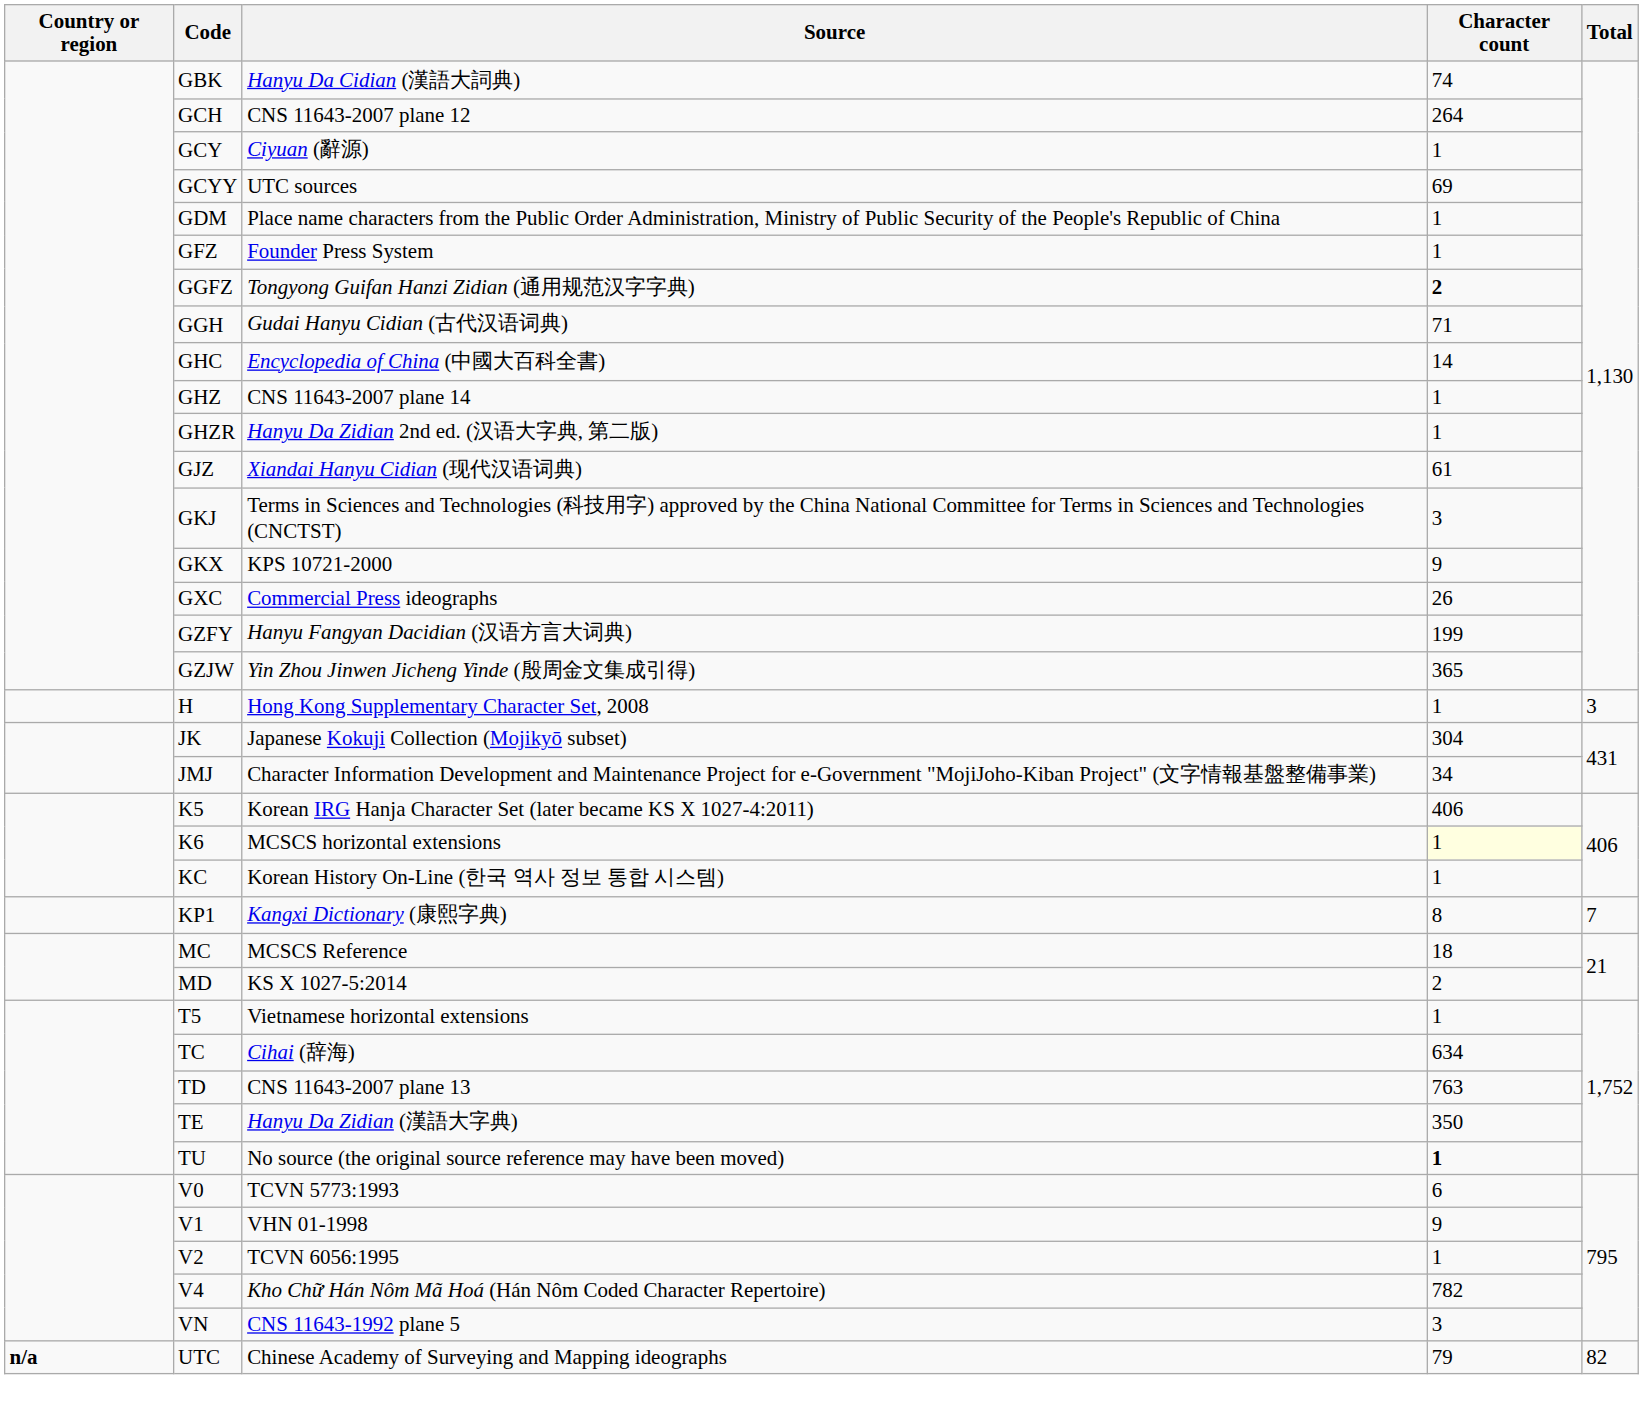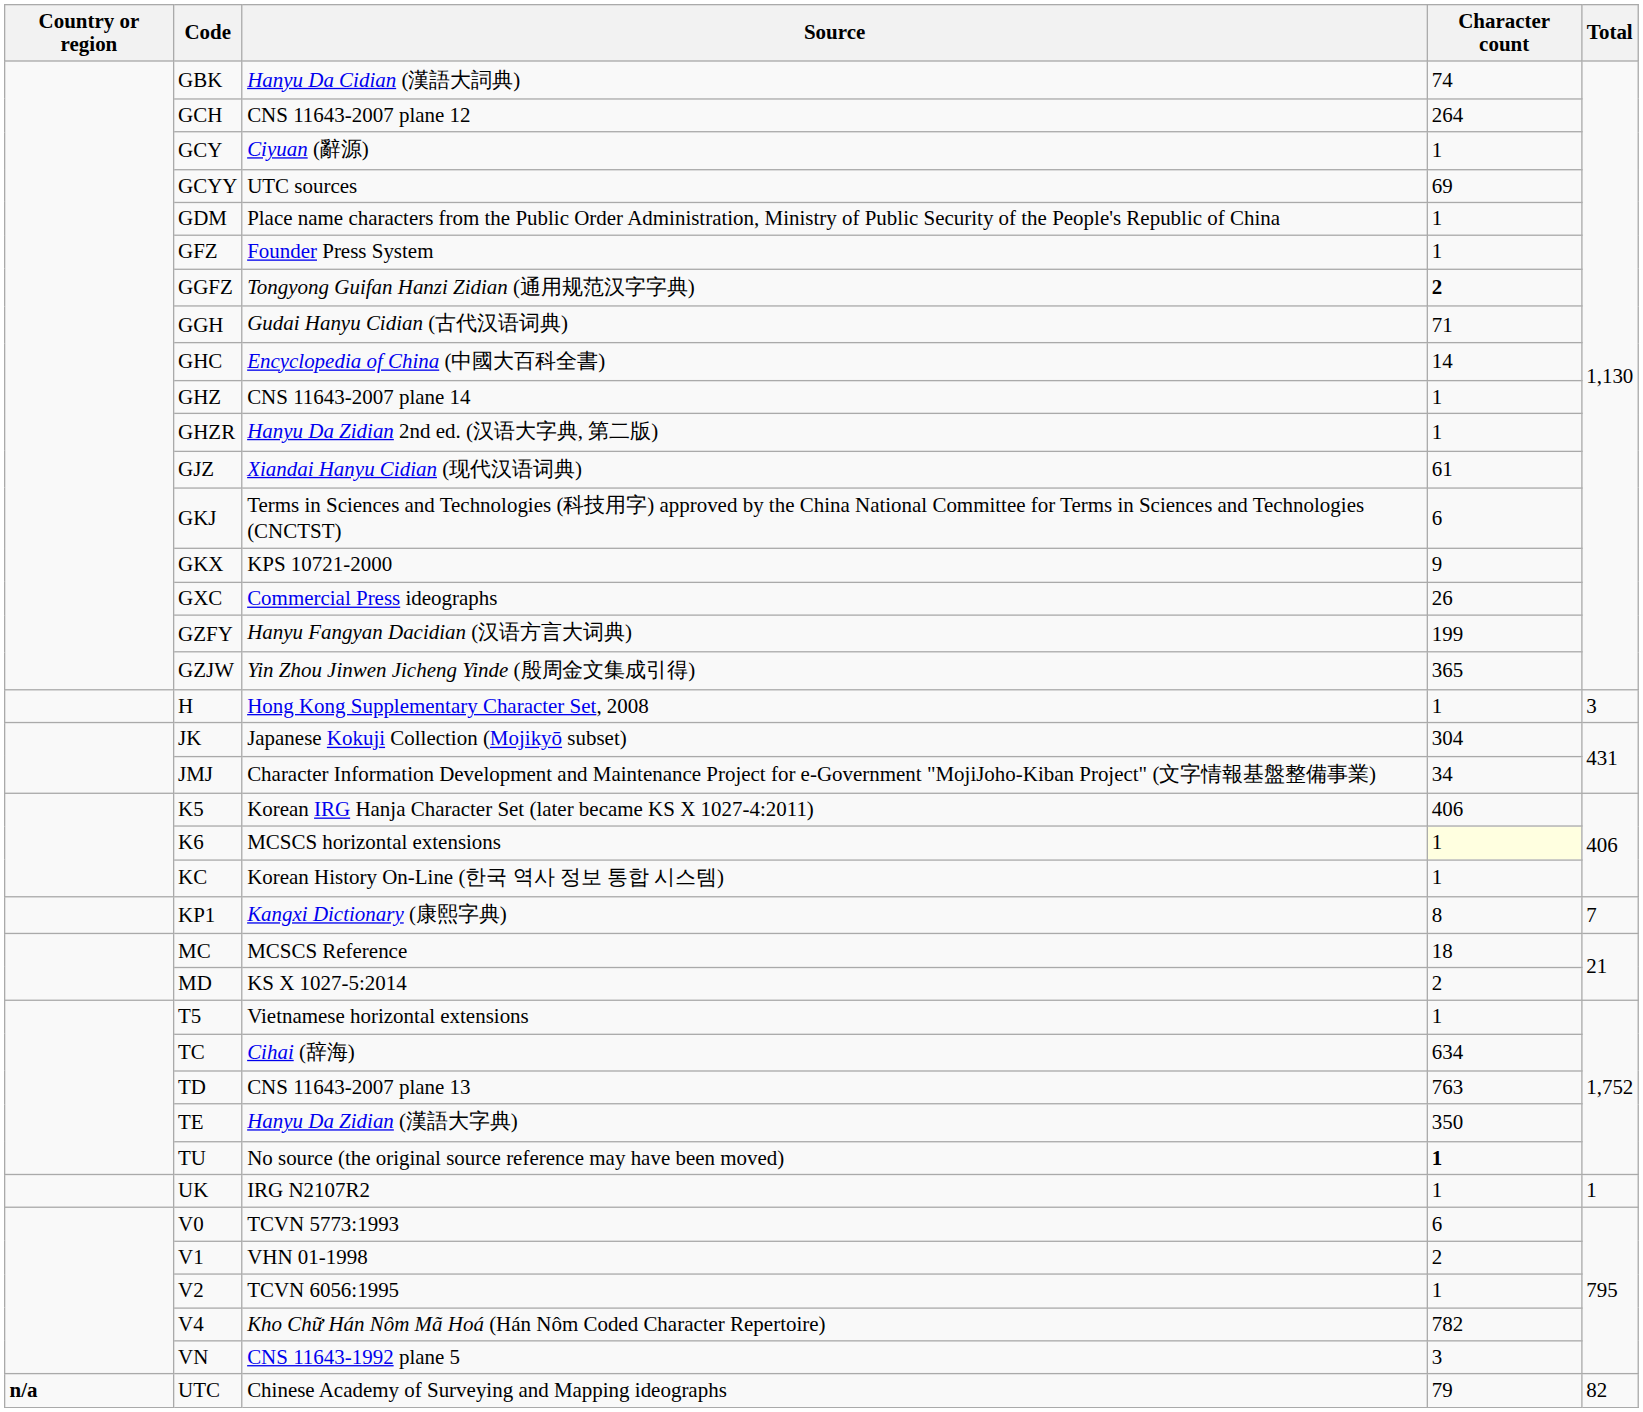(1437, 518) 3 -> (1437, 518) 6
+ row: (193, 1190)
(1437, 1224) 9 -> (1437, 1257) 2
